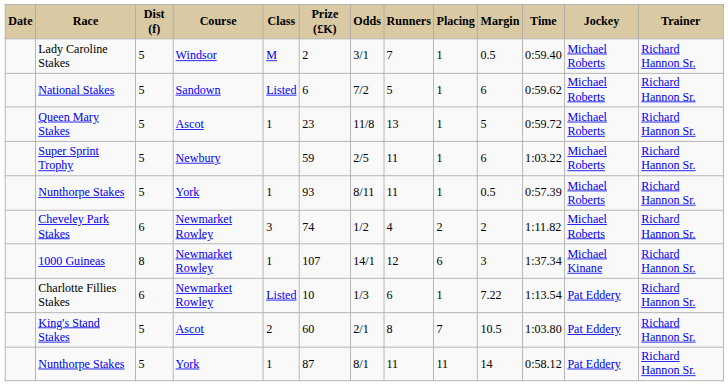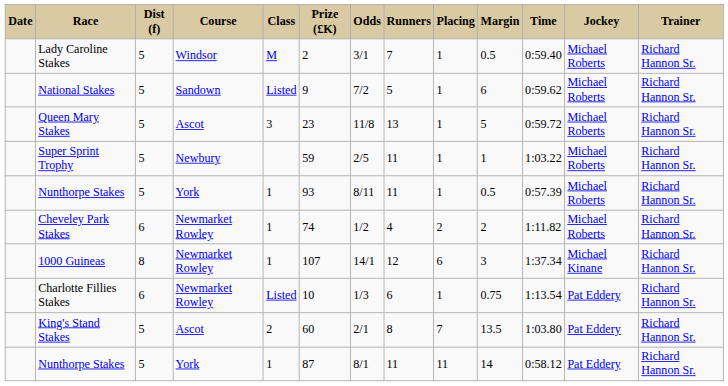(305, 90) 6 -> (305, 90) 9
(269, 124) 1 -> (269, 124) 3
(484, 158) 6 -> (484, 158) 1
(269, 227) 3 -> (269, 227) 1
(491, 295) 7.22 -> (491, 295) 0.75
(491, 330) 10.5 -> (491, 330) 13.5
